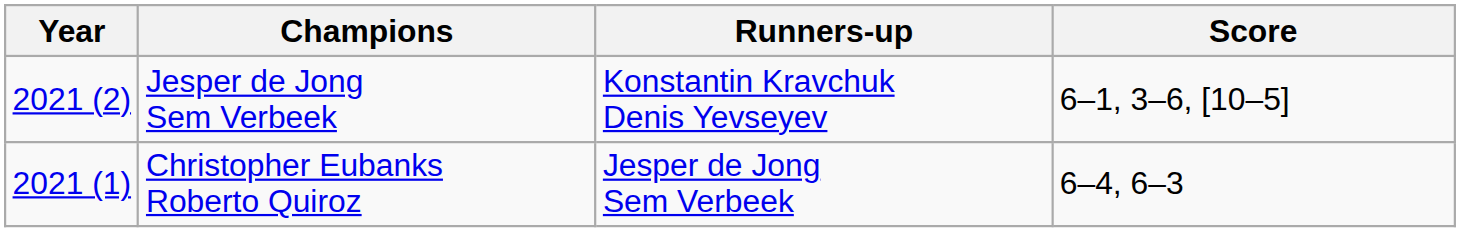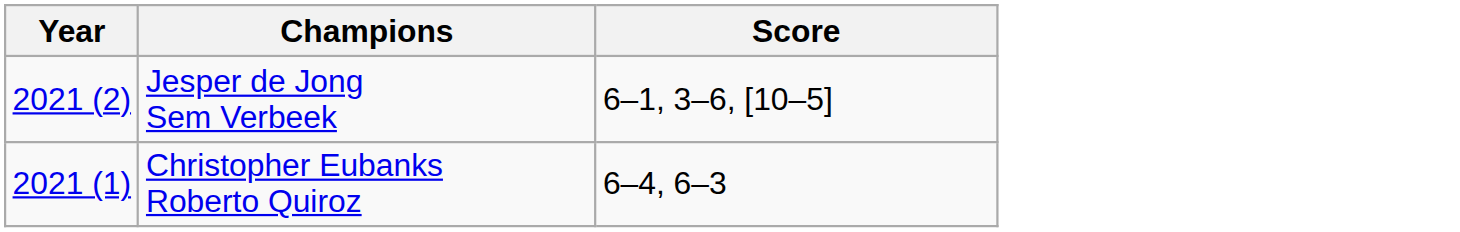- column: (824, 31)
